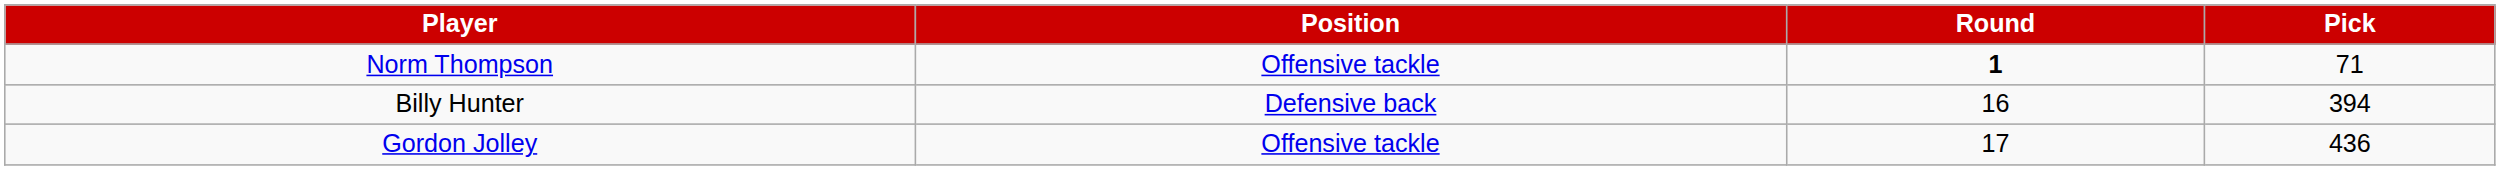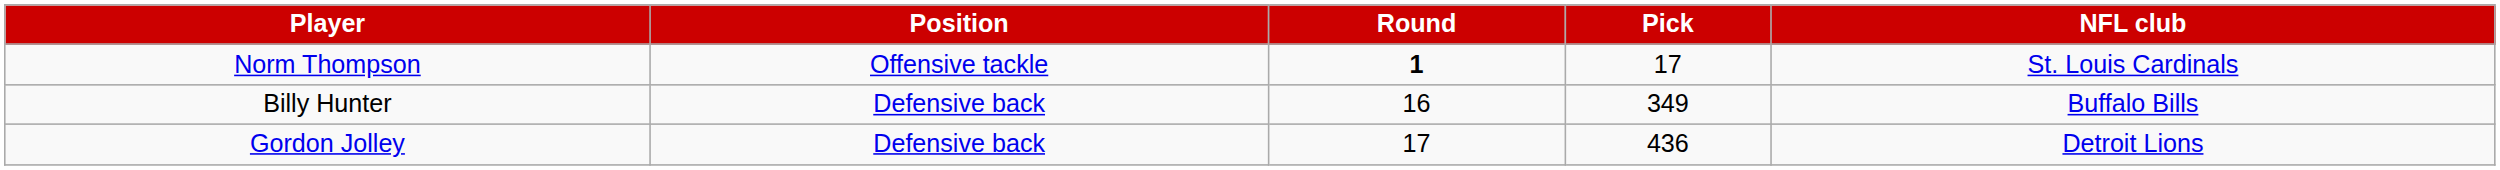+ column: (2133, 24)
(2350, 64) 71 -> (1668, 64) 17
(2350, 104) 394 -> (1668, 104) 349
(1351, 143) Offensive tackle -> (959, 143) Defensive back
